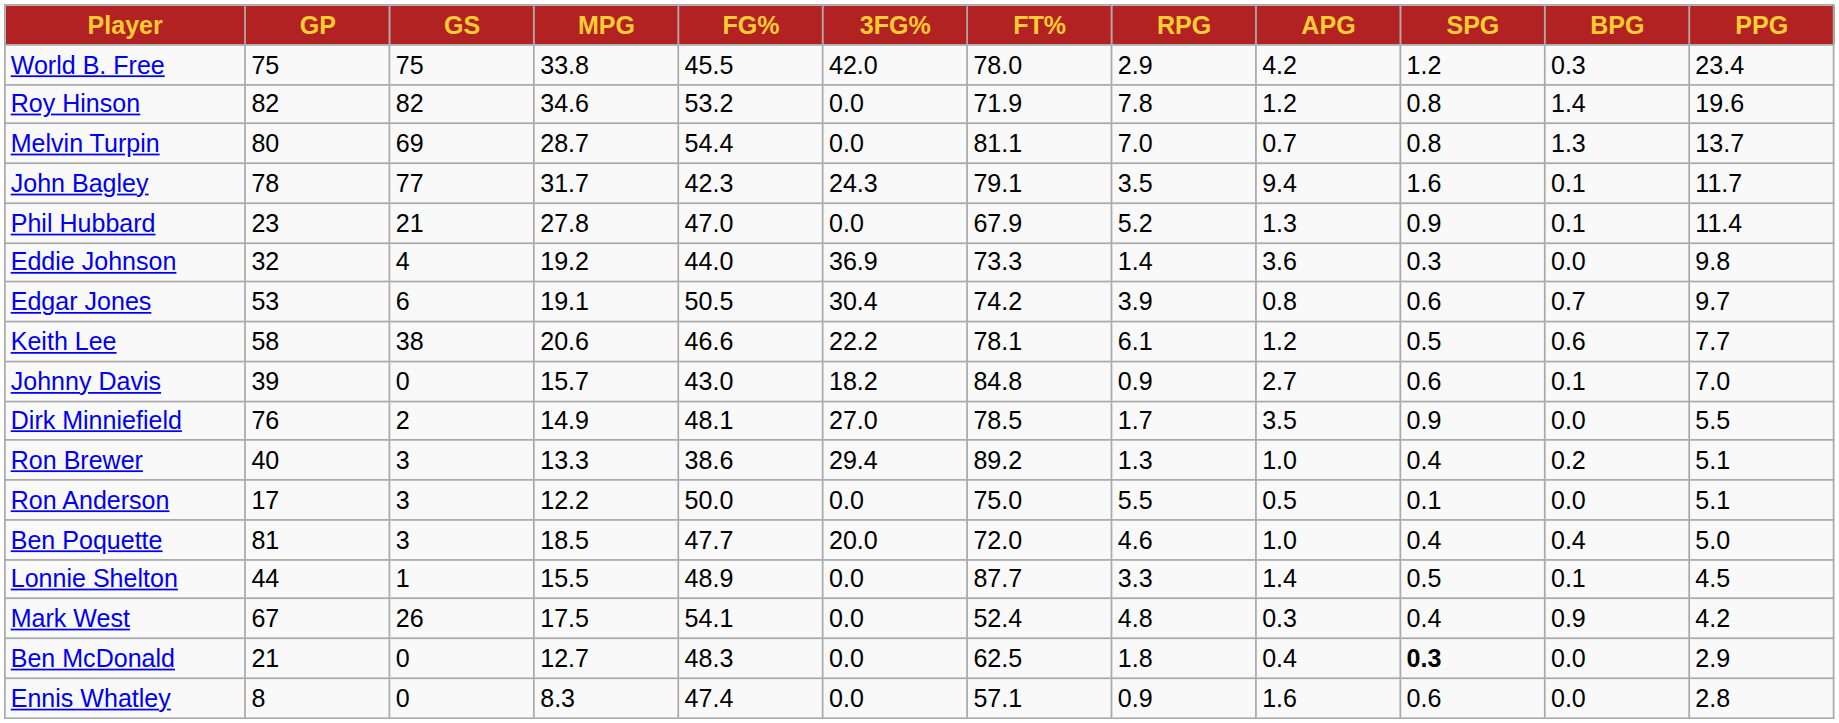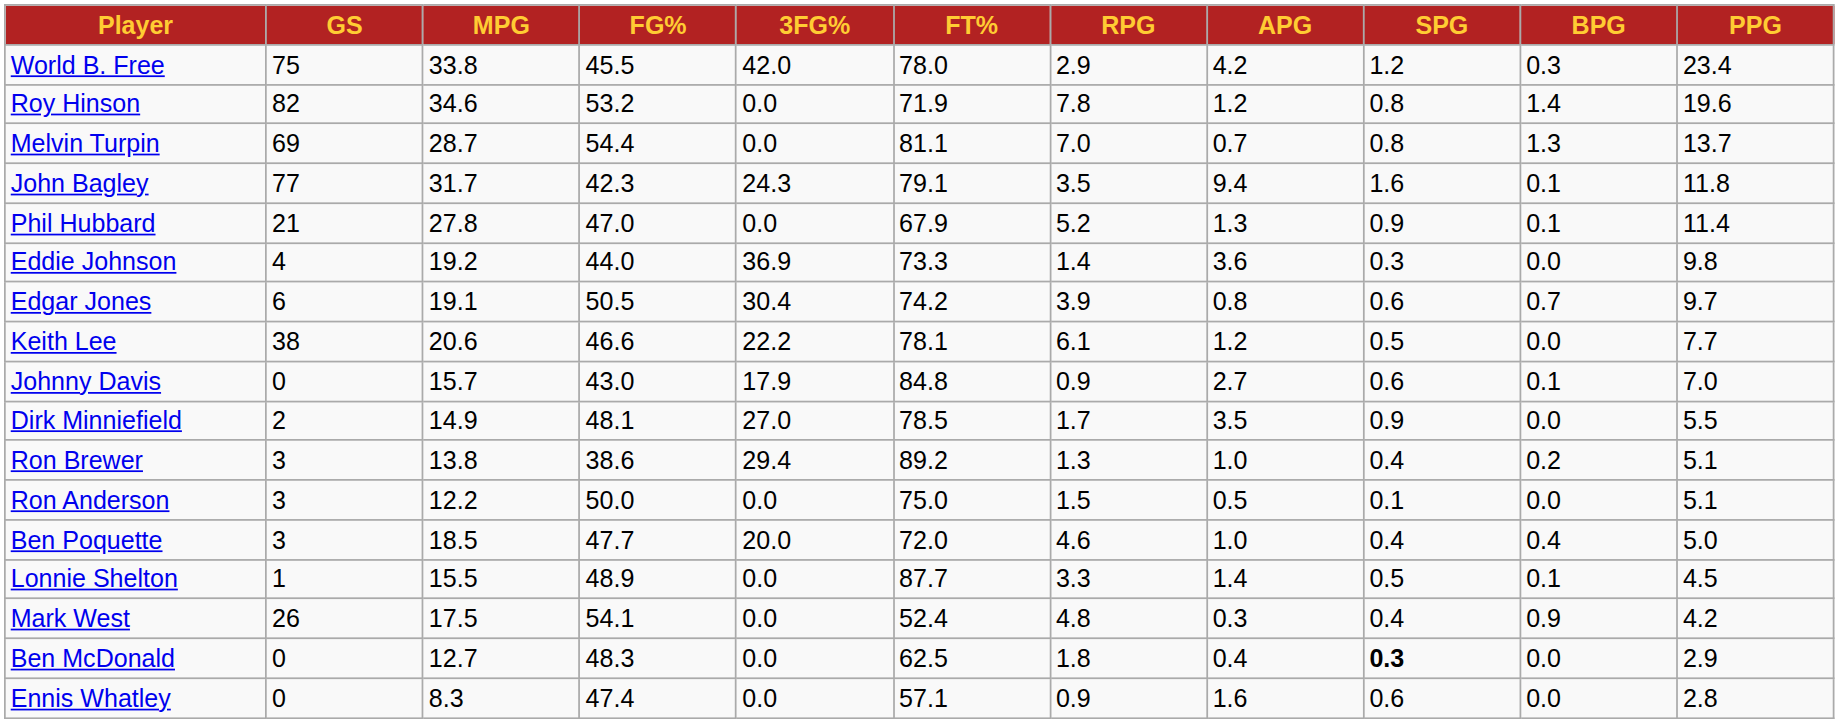- column: (318, 25)
(1719, 183) 11.7 -> (1706, 183) 11.8
(1568, 342) 0.6 -> (1544, 342) 0.0
(853, 381) 18.2 -> (767, 381) 17.9
(565, 460) 13.3 -> (453, 460) 13.8
(1135, 500) 5.5 -> (1073, 500) 1.5
